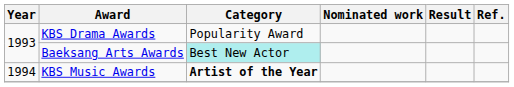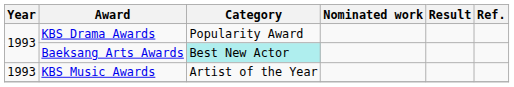(22, 72) 1994 -> (22, 72) 1993
(254, 72) bold -> (254, 72) normal
